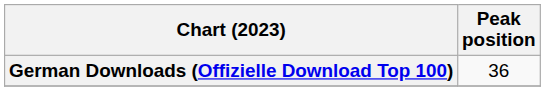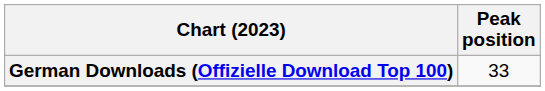(499, 70) 36 -> (499, 70) 33
